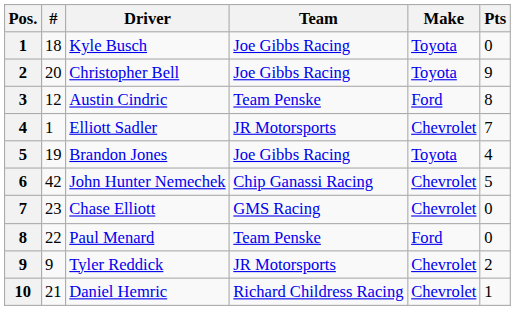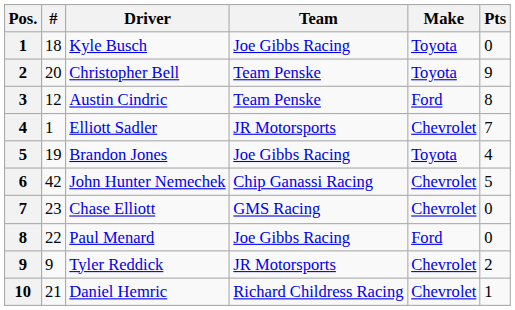(292, 72) Joe Gibbs Racing -> (277, 72) Team Penske
(277, 236) Team Penske -> (292, 236) Joe Gibbs Racing
